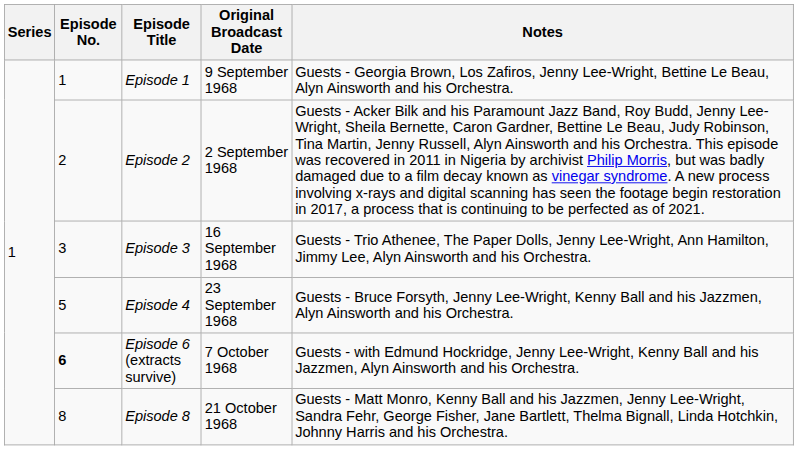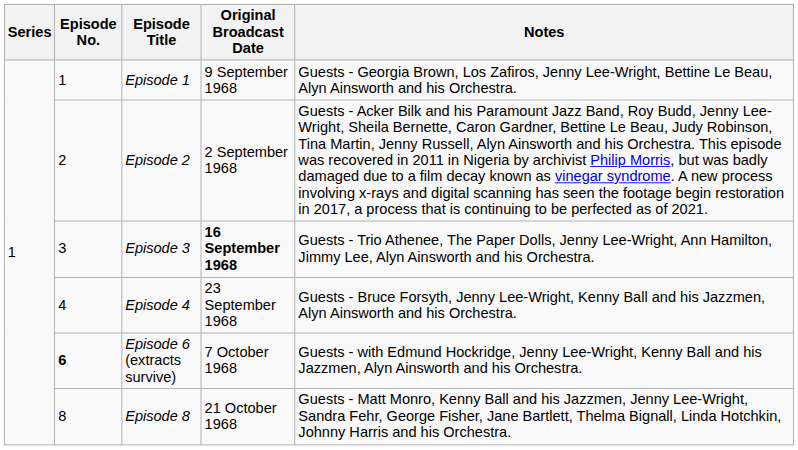(240, 249) normal -> (242, 249) bold
(62, 304) 5 -> (62, 304) 4
